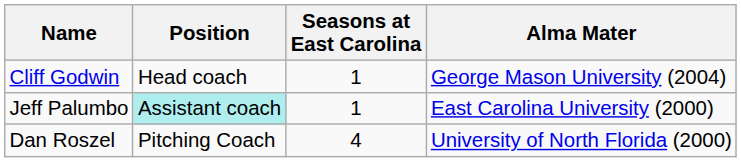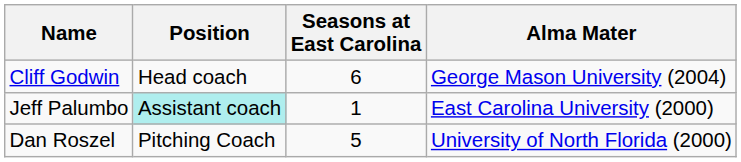(356, 76) 1 -> (356, 76) 6
(356, 141) 4 -> (356, 141) 5
